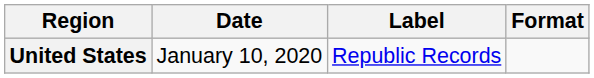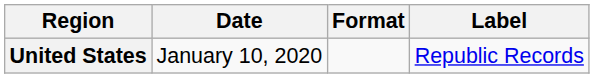columns swapped: (548, 21) <-> (417, 21)
